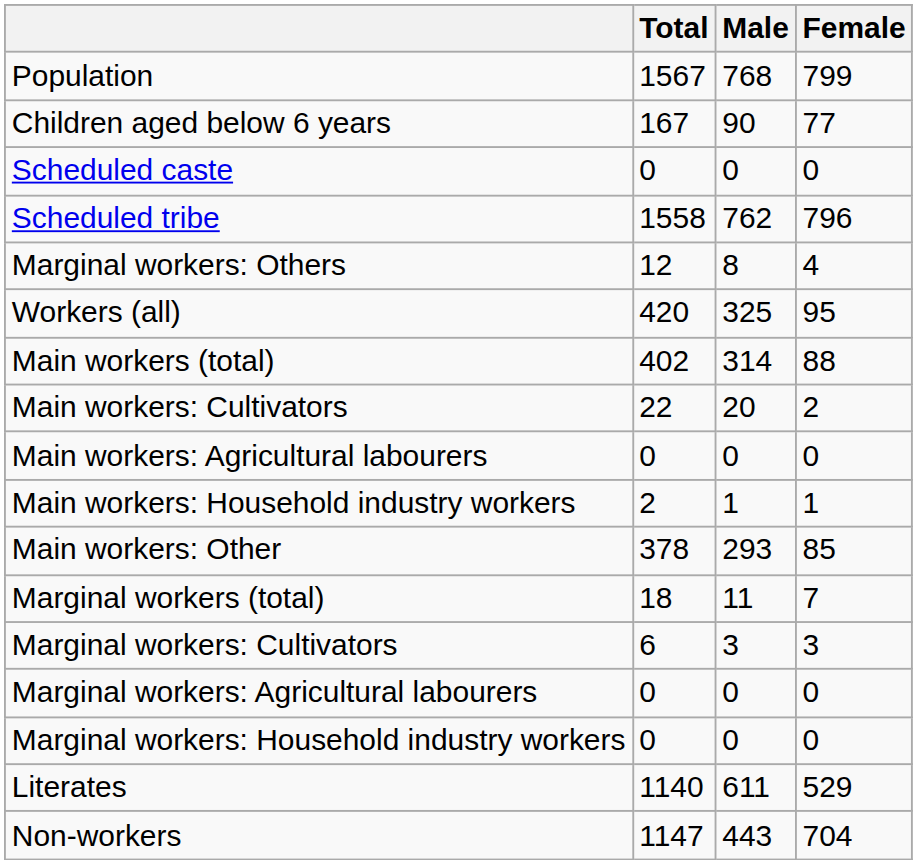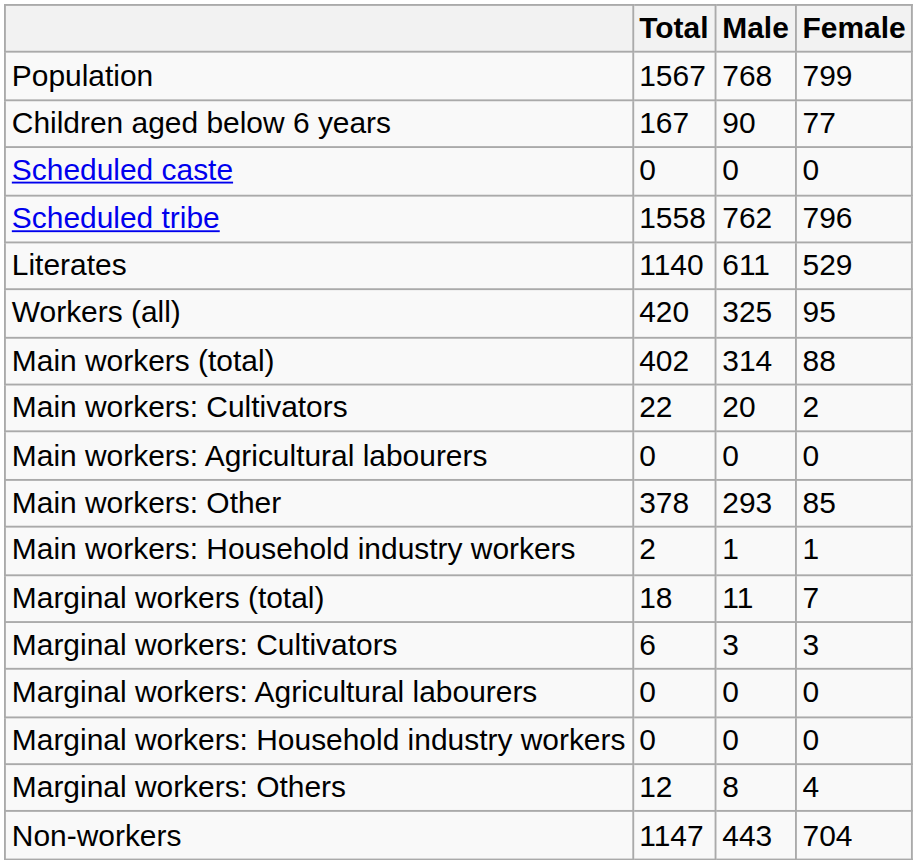rows swapped: (69, 787) <-> (179, 265)
rows swapped: (294, 502) <-> (147, 550)
